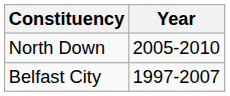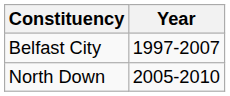rows swapped: (55, 76) <-> (57, 47)
